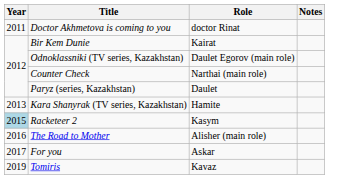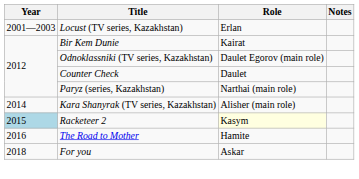+ row: (121, 27)
- row: (101, 27)
(229, 74) Narthai (main role) -> (234, 74) Daulet
(204, 89) Daulet -> (258, 89) Narthai (main role)
(16, 105) 2013 -> (16, 105) 2014
(206, 105) Hamite -> (258, 105) Alisher (main role)
(205, 120) no background -> (234, 120) lightyellow background
(229, 136) Alisher (main role) -> (235, 136) Hamite
(16, 151) 2017 -> (16, 151) 2018
- row: (45, 167)
